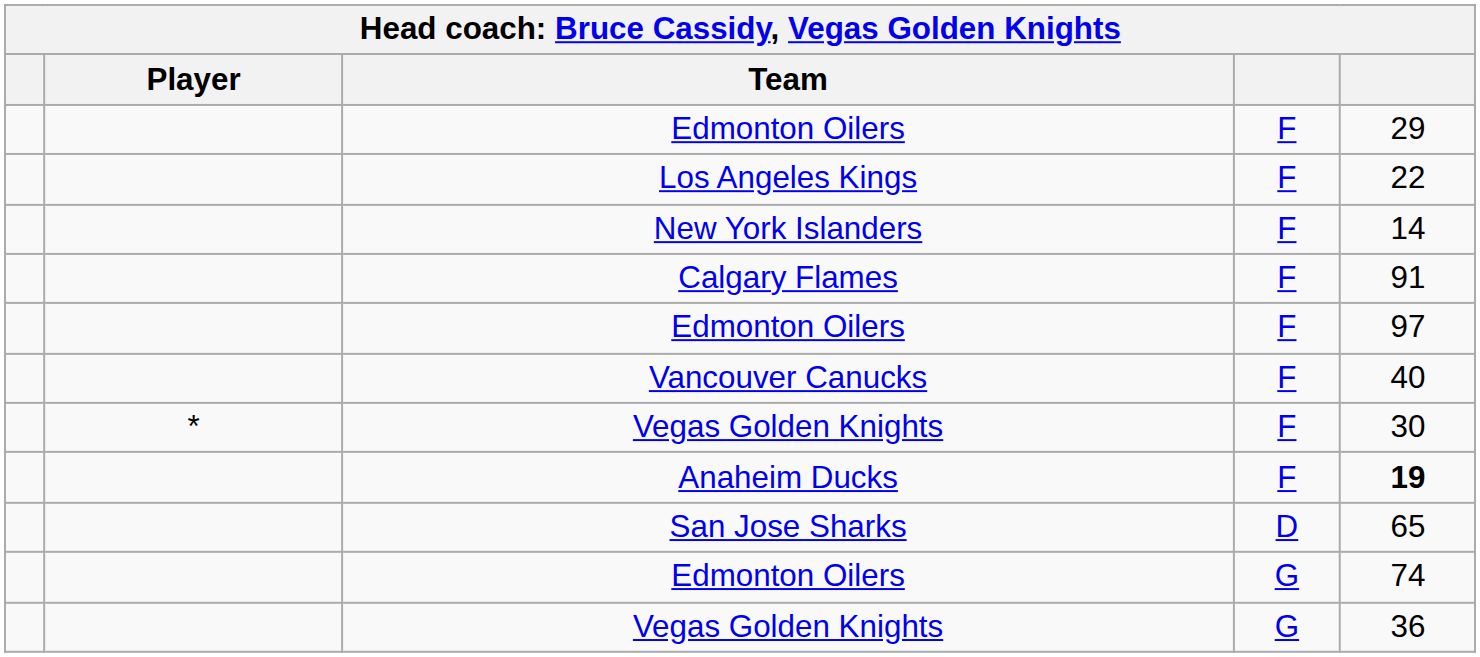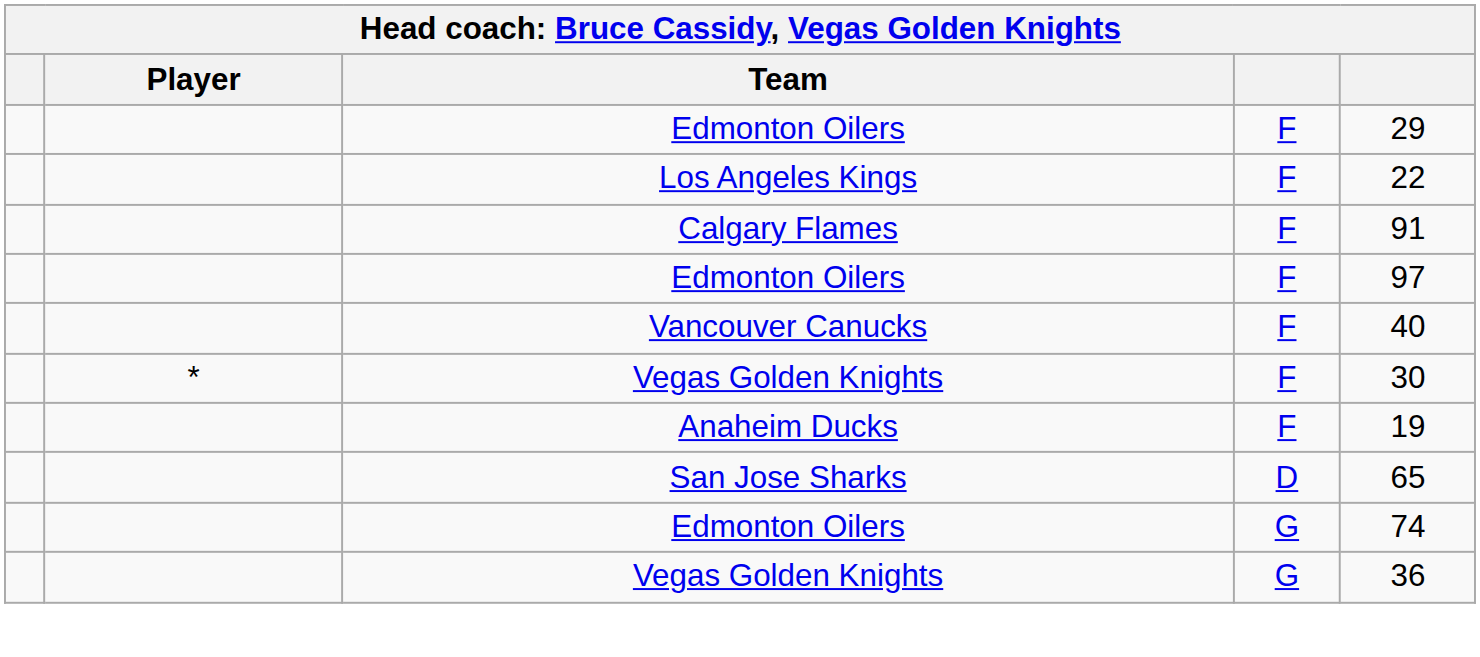- row: (788, 228)
(1408, 476) bold -> (1408, 427) normal
